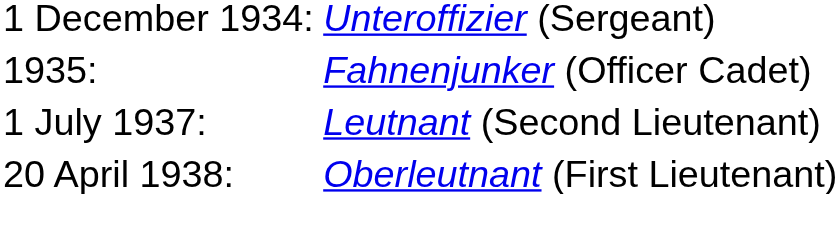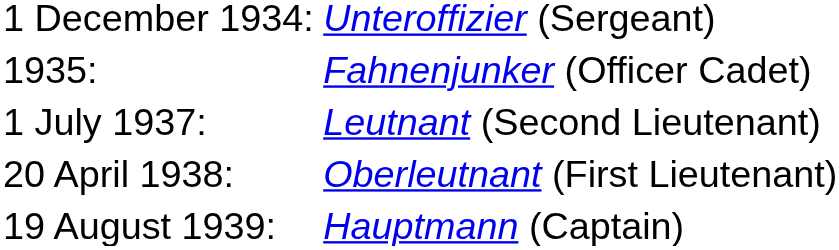+ row: (140, 226)
